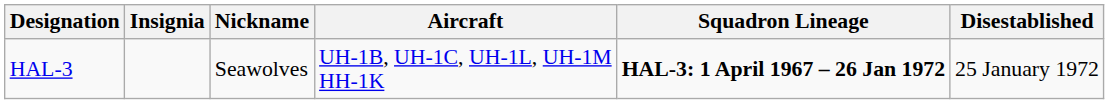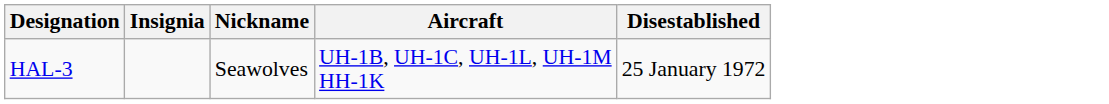- column: (783, 21)
